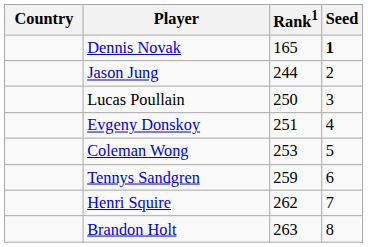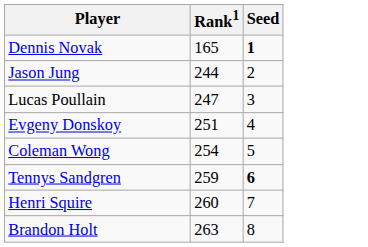- column: (44, 19)
(285, 99) 250 -> (207, 99) 247
(285, 151) 253 -> (207, 151) 254
(330, 177) normal -> (251, 177) bold
(285, 203) 262 -> (207, 203) 260
